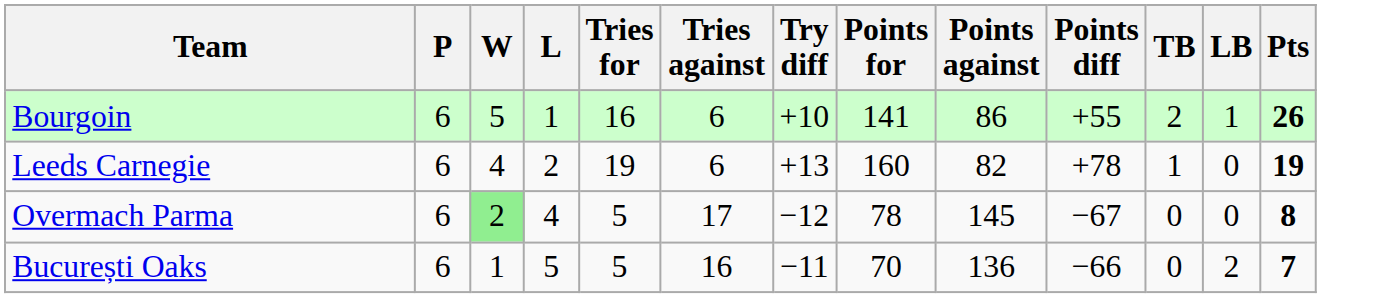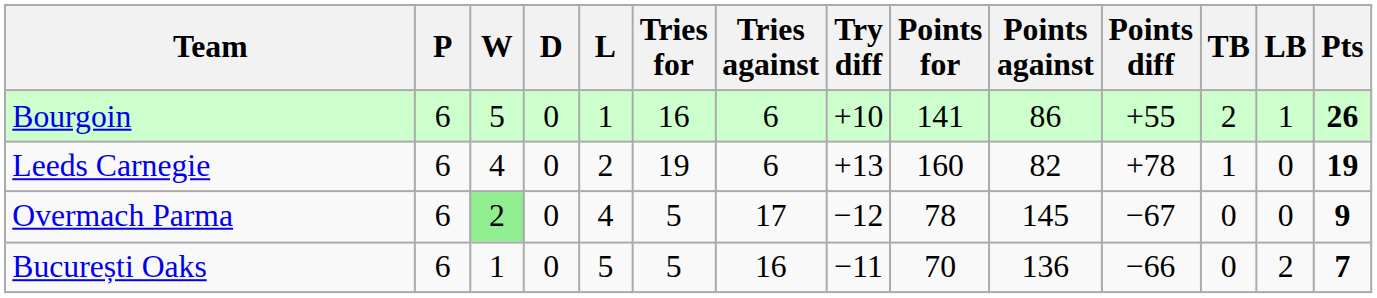+ column: (551, 47)
(1288, 215) 8 -> (1342, 215) 9
